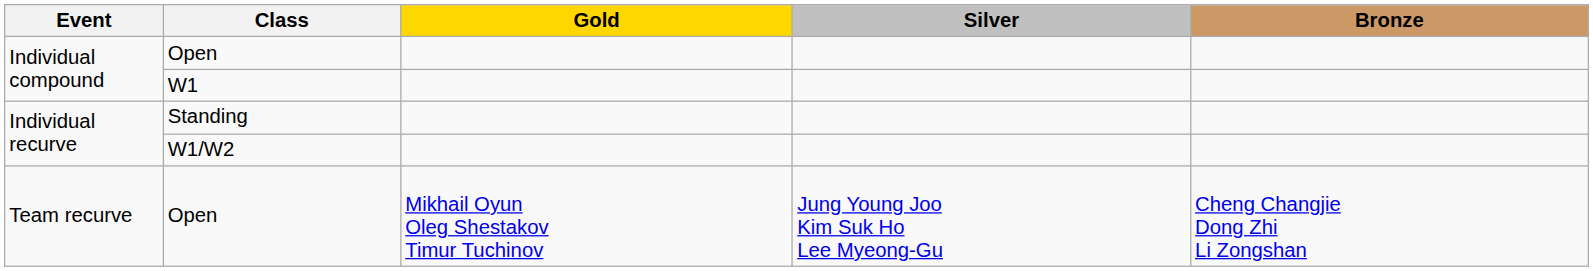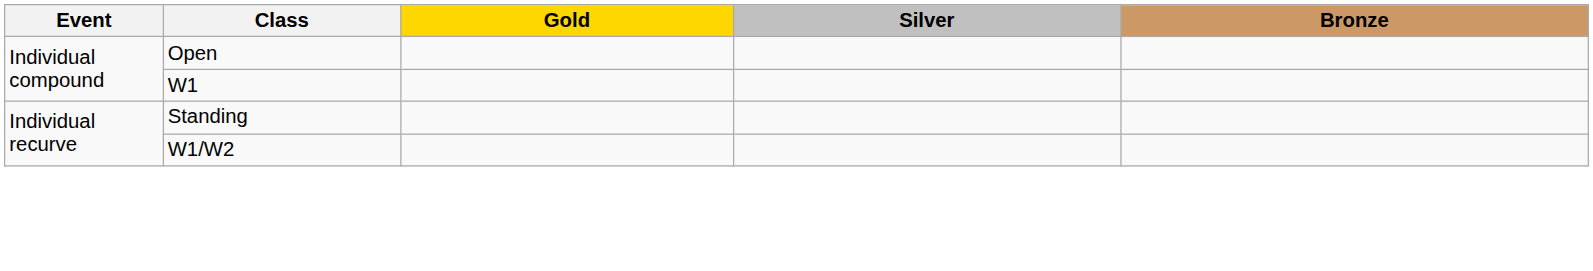- row: (71, 216)
